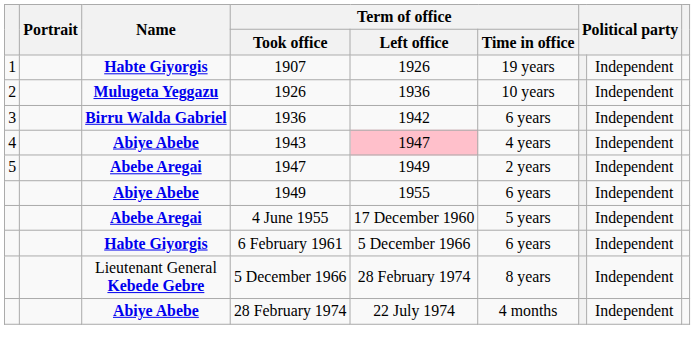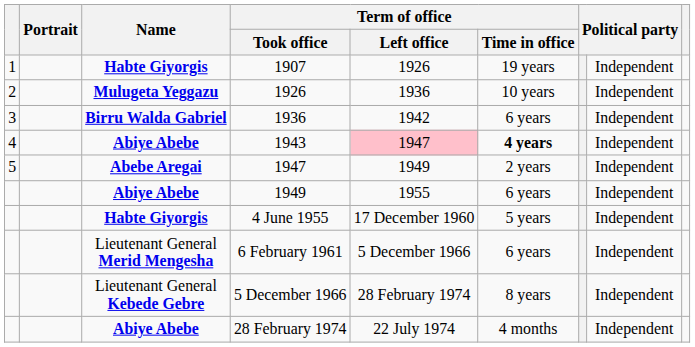(528, 142) normal -> (528, 142) bold
(156, 218) Abebe Aregai -> (156, 218) Habte Giyorgis
(156, 243) Habte Giyorgis -> (156, 252) Lieutenant General Merid Mengesha
